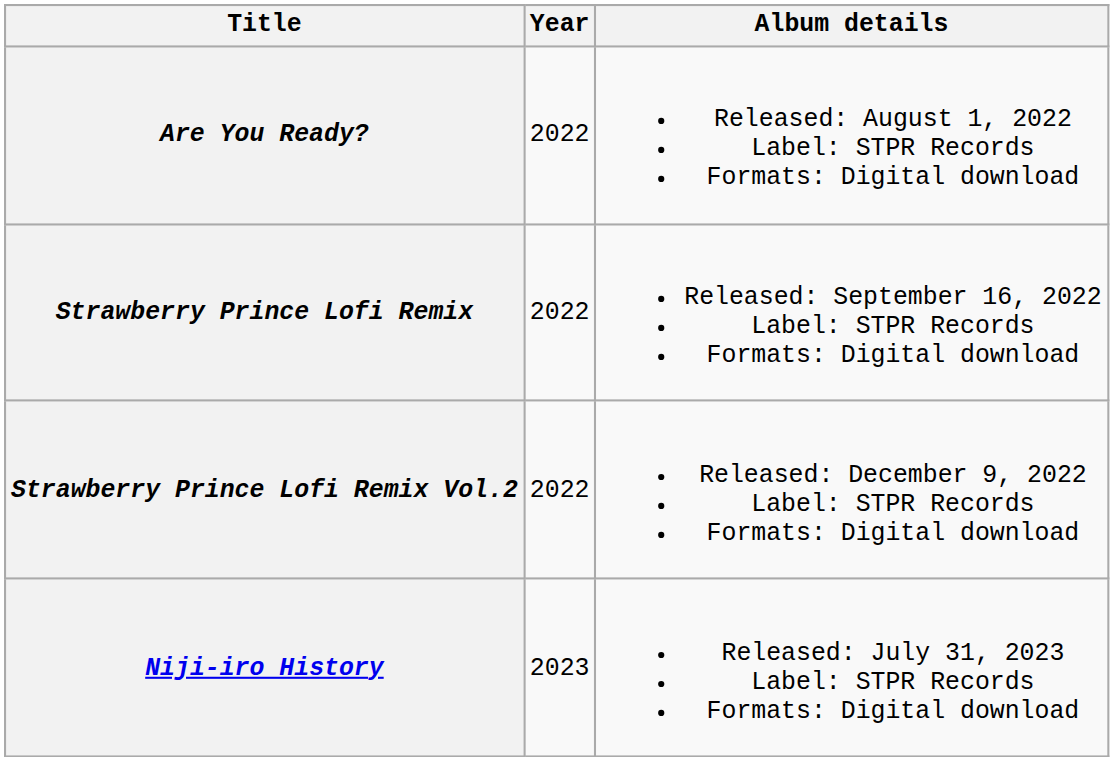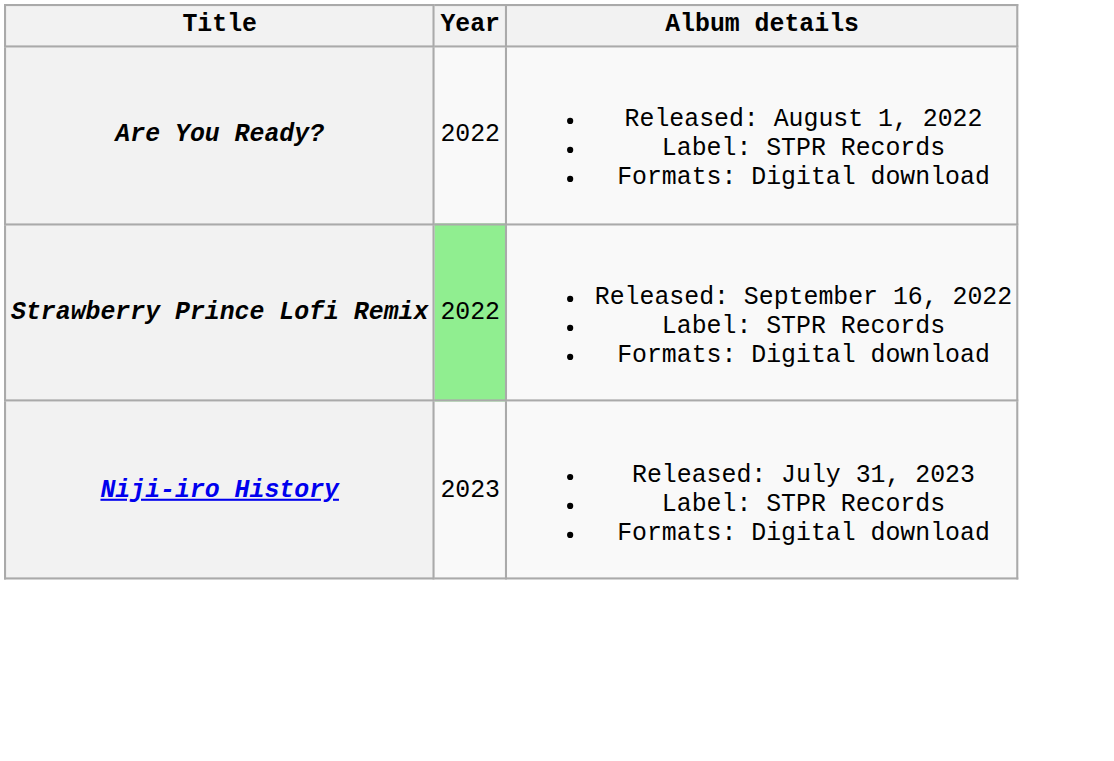(560, 312) no background -> (470, 312) lightgreen background
- row: (264, 490)
